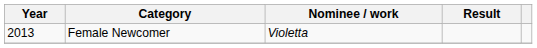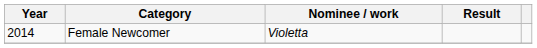(21, 33) 2013 -> (21, 33) 2014
